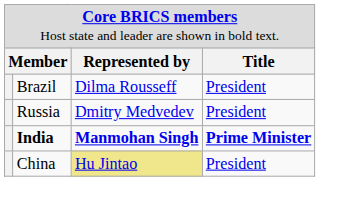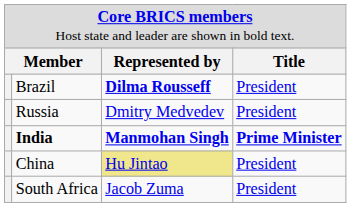(126, 86) normal -> (158, 86) bold
+ row: (57, 189)
